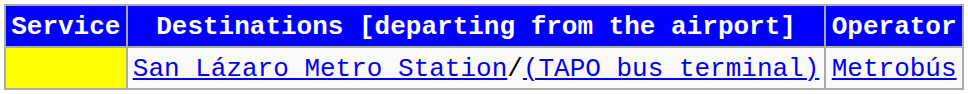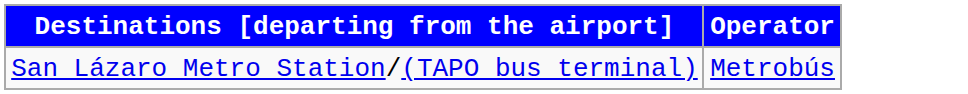- column: (66, 26)
